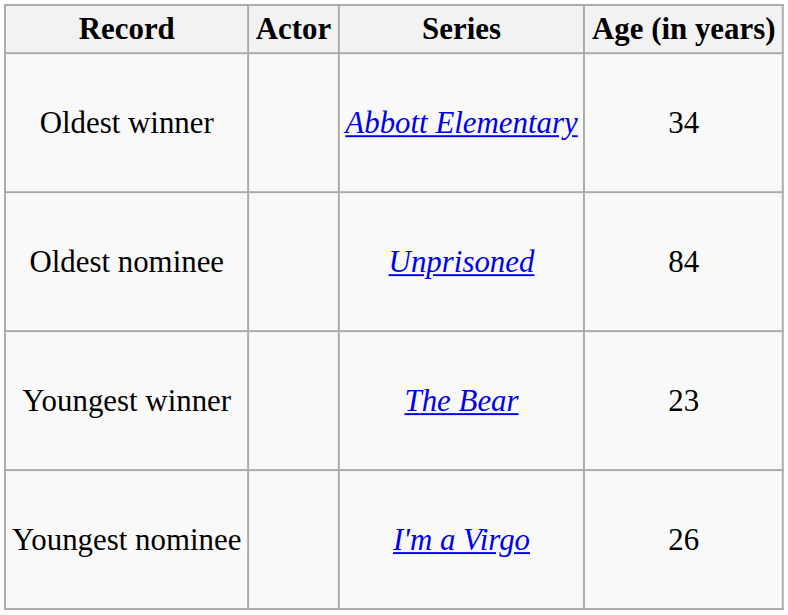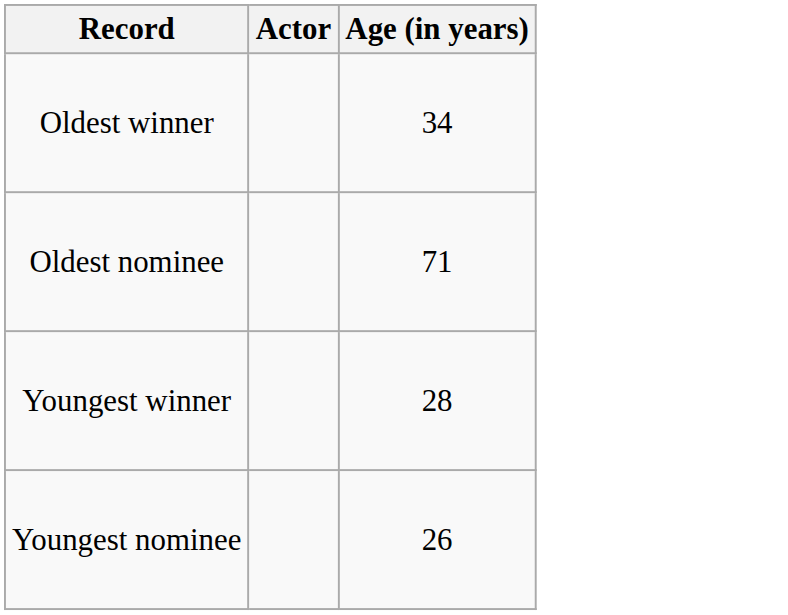- column: (462, 28)
(684, 261) 84 -> (437, 261) 71
(684, 400) 23 -> (437, 400) 28
